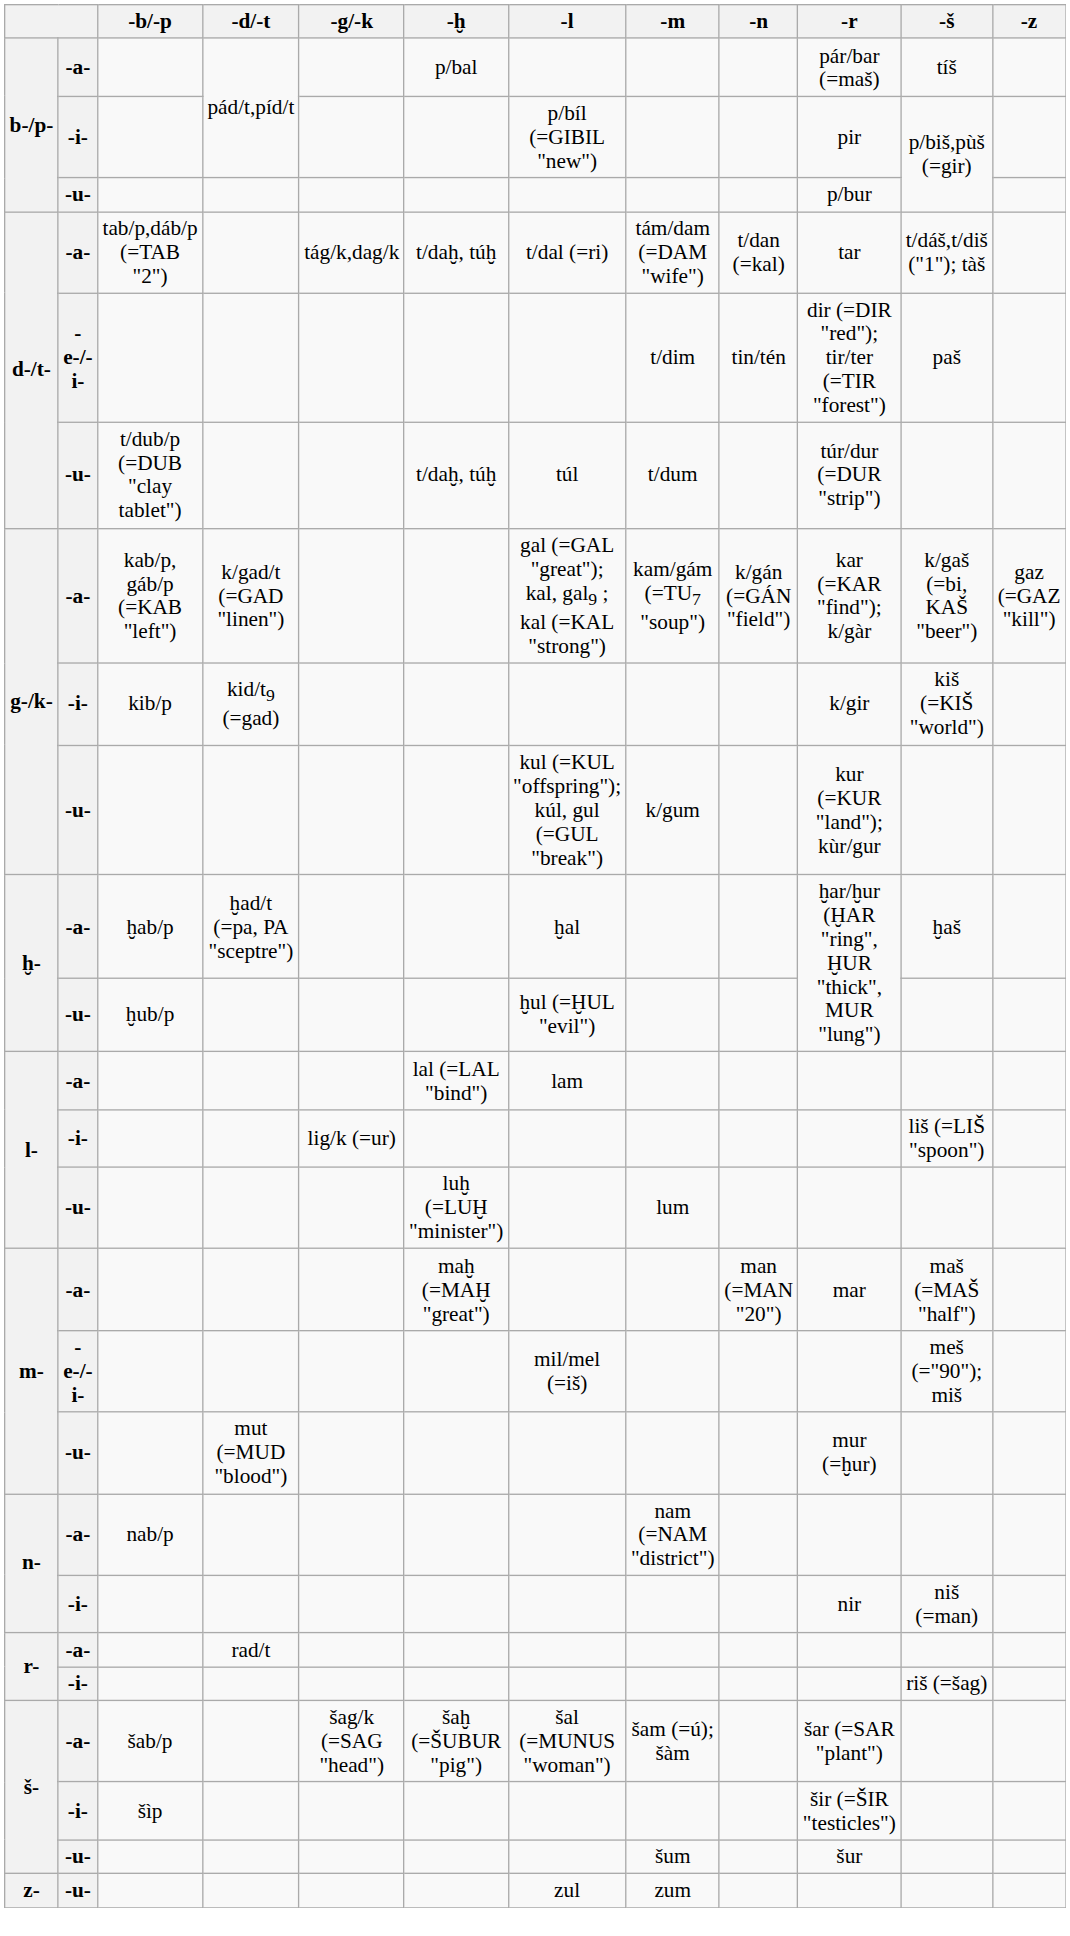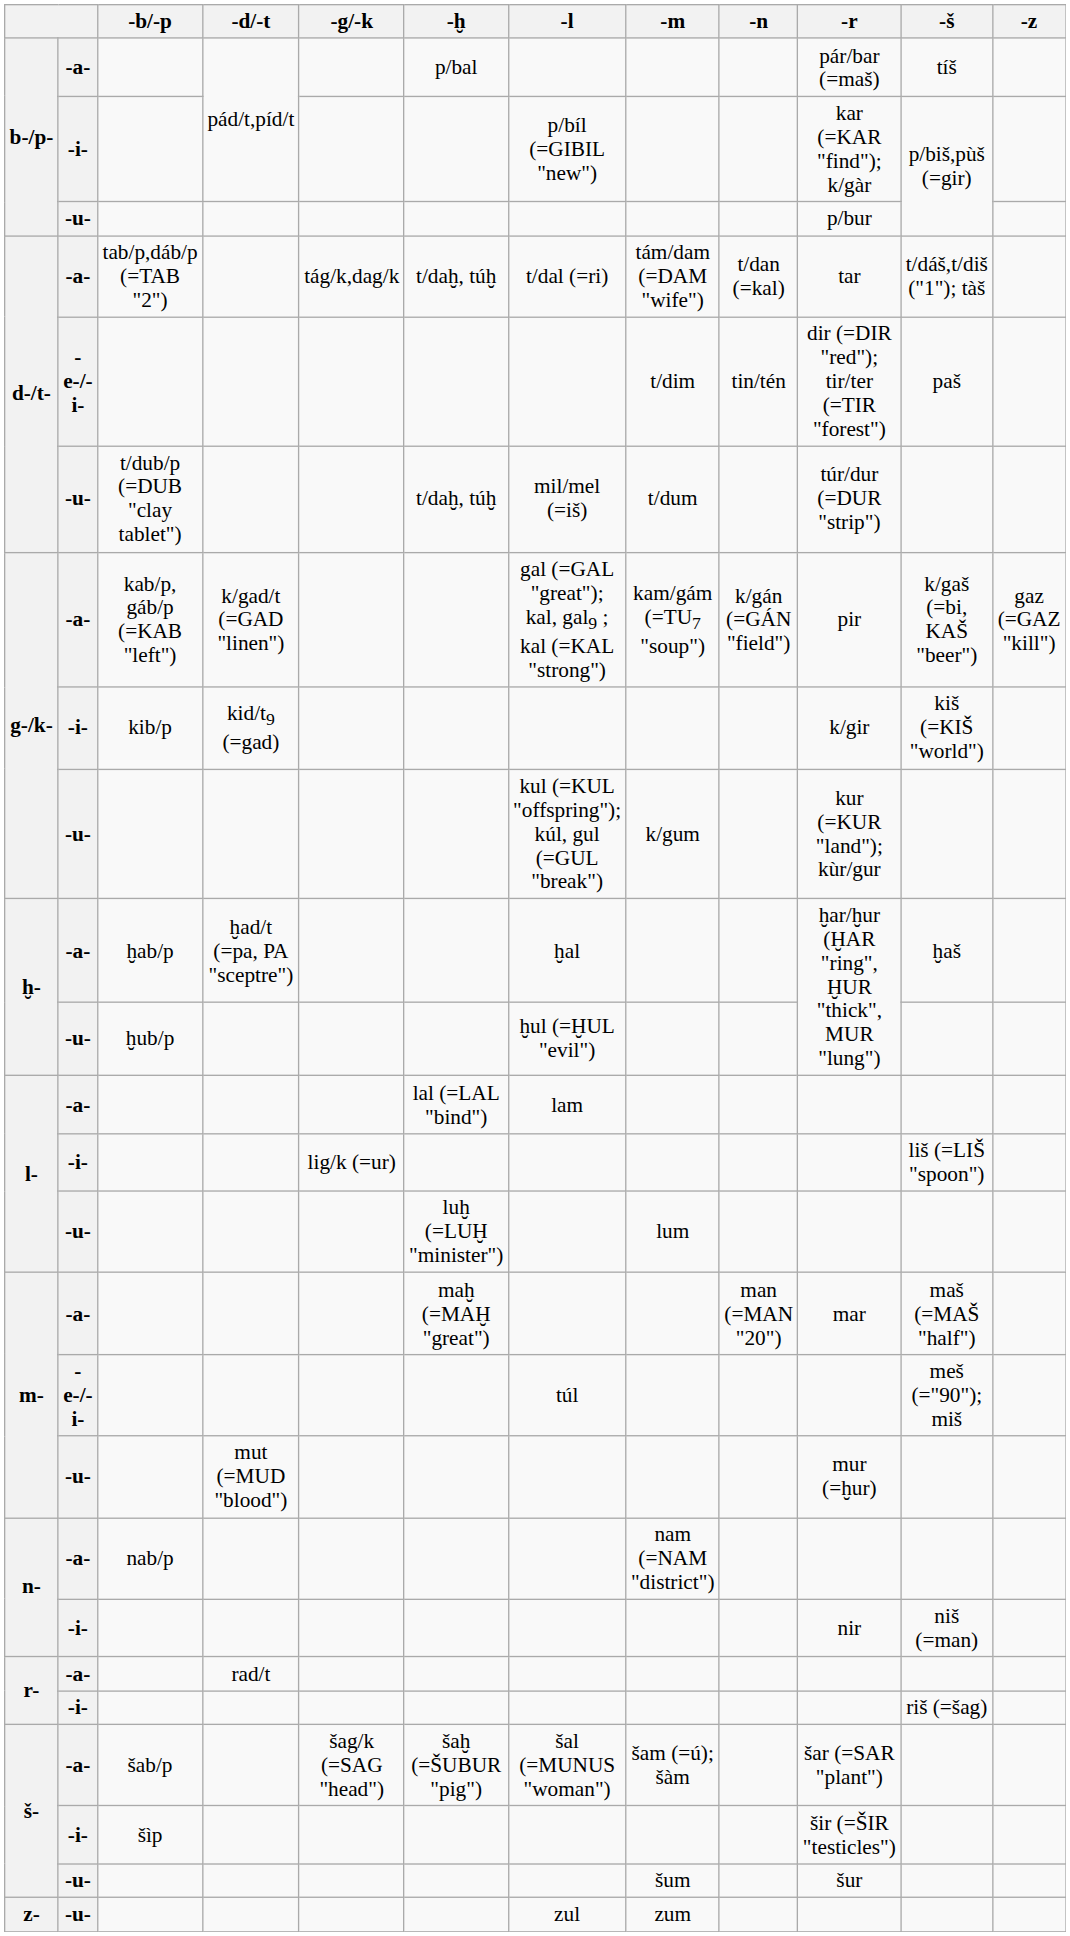(849, 136) pir -> (849, 148) kar (=KAR "find"); k/gàr
(567, 475) túl -> (567, 499) mil/mel (=iš)
(849, 595) kar (=KAR "find"); k/gàr -> (849, 619) pir
(567, 1371) mil/mel (=iš) -> (567, 1395) túl
